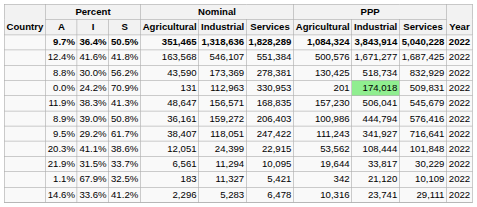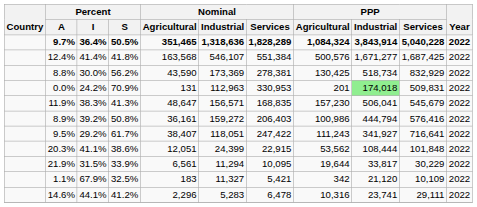(93, 57) 41.6% -> (93, 57) 41.4%
(93, 118) 39.0% -> (93, 118) 39.2%
(125, 164) 33.7% -> (125, 164) 33.9%
(93, 194) 33.6% -> (93, 194) 44.1%
